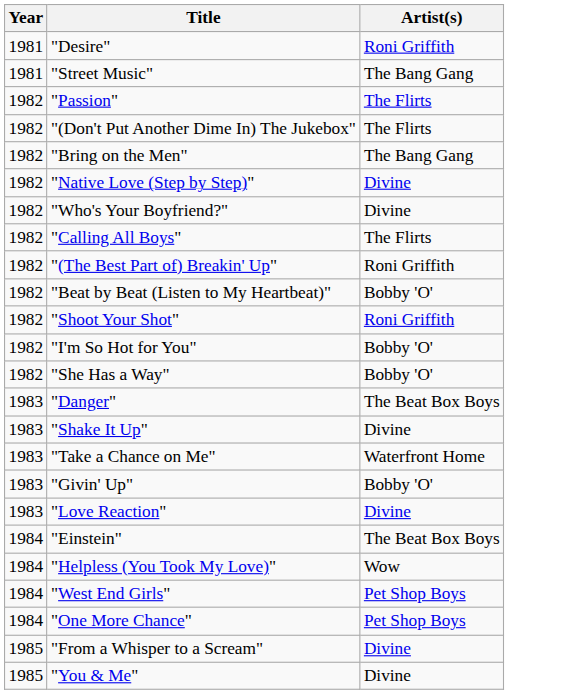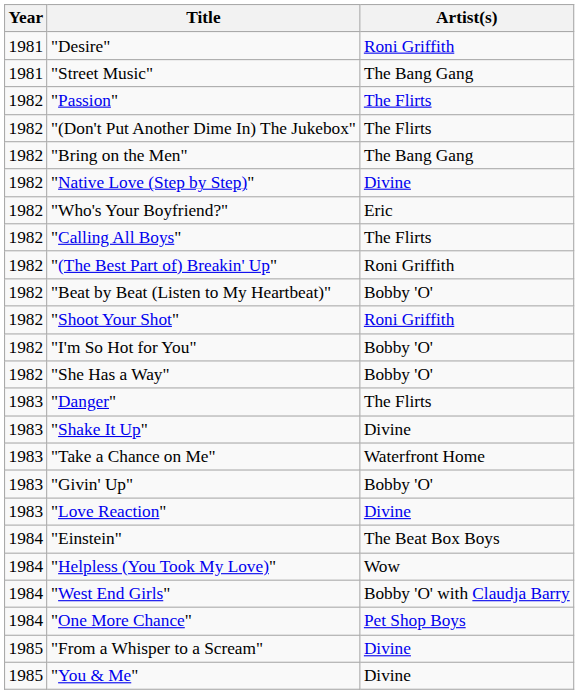(387, 210) Divine -> (378, 210) Eric
(432, 401) The Beat Box Boys -> (398, 401) The Flirts
(415, 593) Pet Shop Boys -> (467, 593) Bobby 'O' with Claudja Barry
